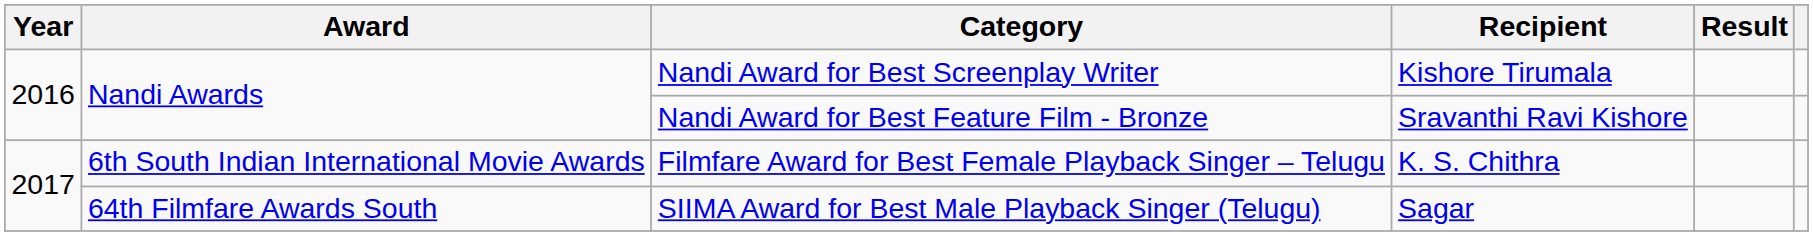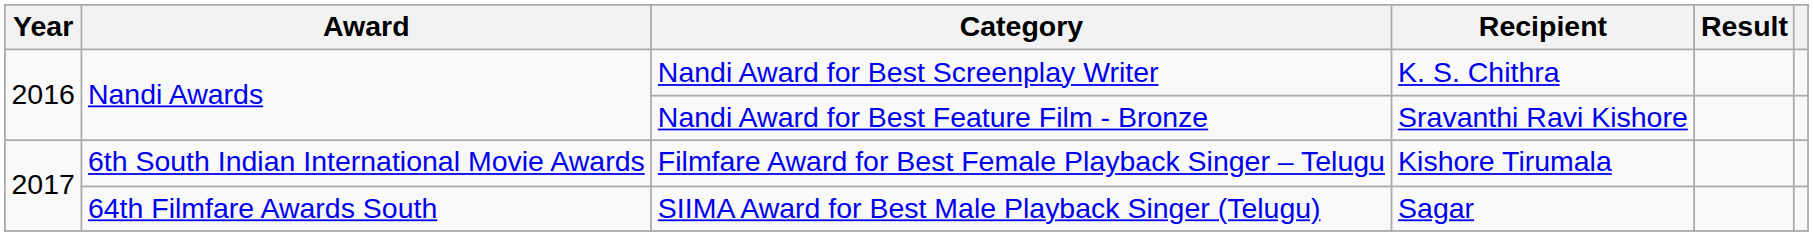(1505, 72) Kishore Tirumala -> (1479, 72) K. S. Chithra
(1479, 162) K. S. Chithra -> (1505, 162) Kishore Tirumala
